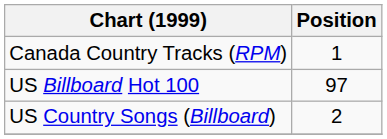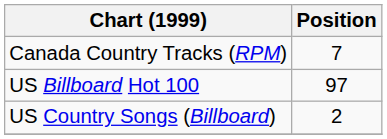(337, 52) 1 -> (337, 52) 7
